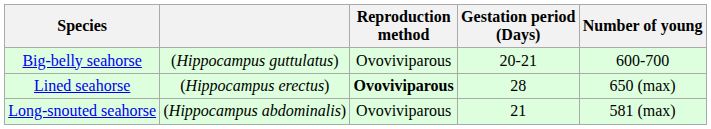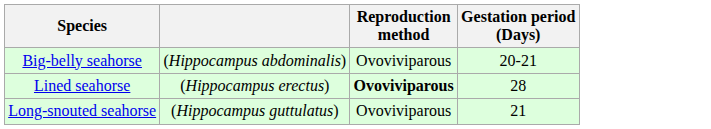- column: (643, 26)
(255, 60) (Hippocampus guttulatus) -> (255, 60) (Hippocampus abdominalis)
(255, 111) (Hippocampus abdominalis) -> (255, 111) (Hippocampus guttulatus)
